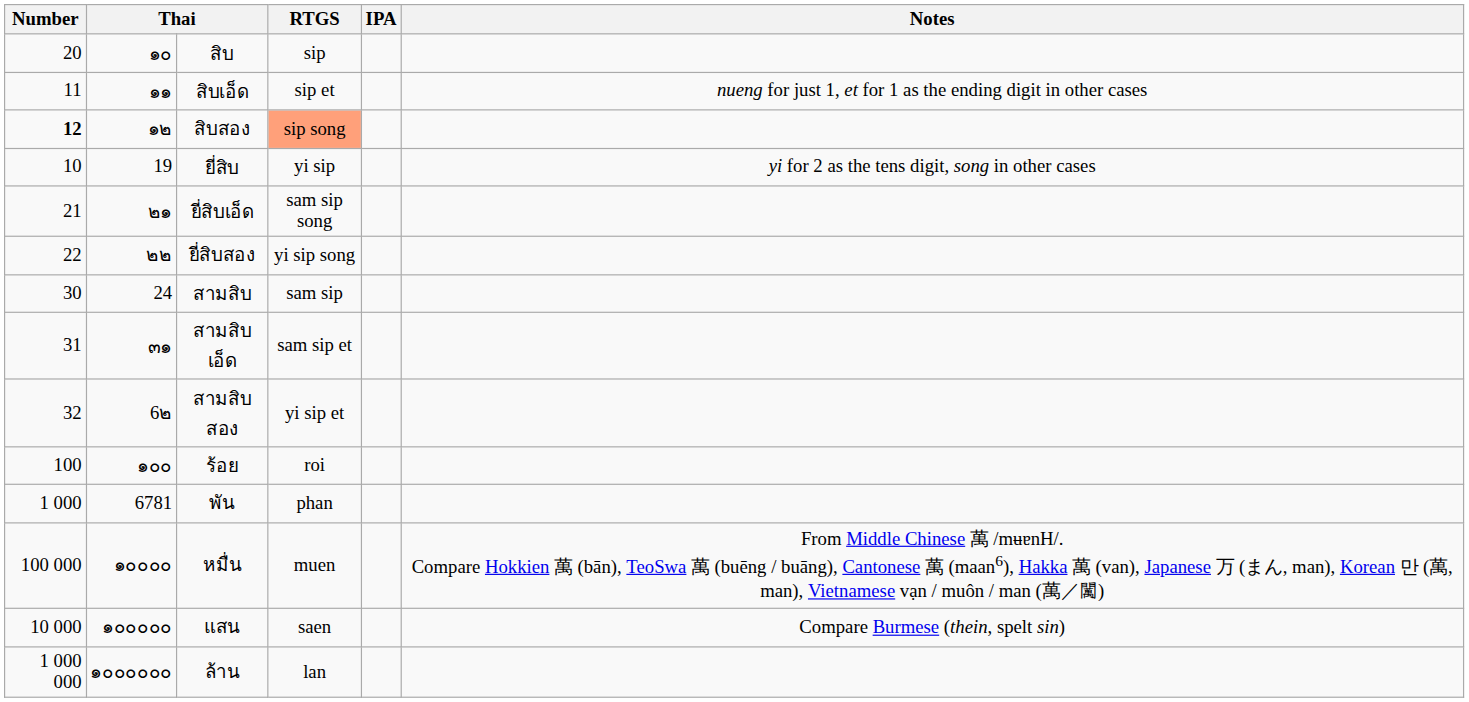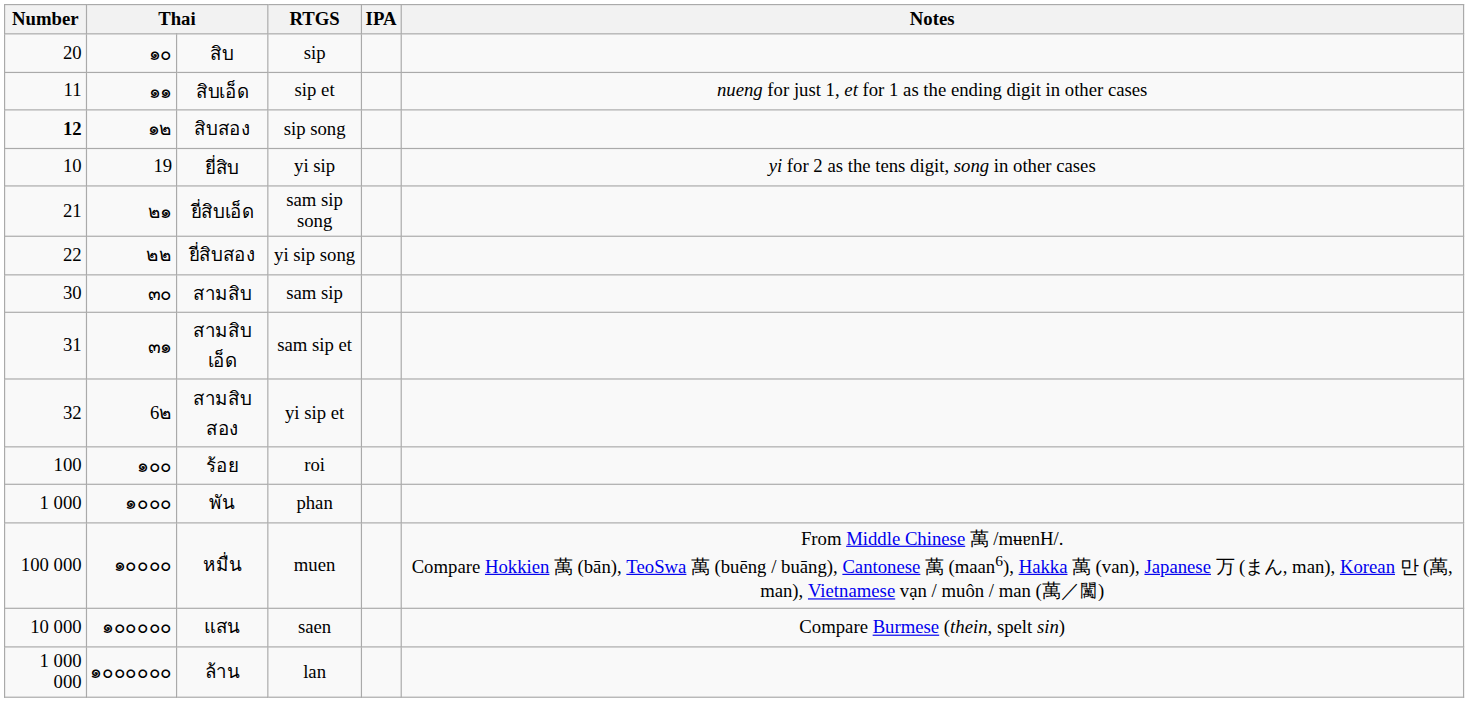(315, 128) lightsalmon background -> (315, 128) no background
(163, 293) 24 -> (160, 293) ๓๐
(153, 503) 6781 -> (149, 503) ๑๐๐๐
